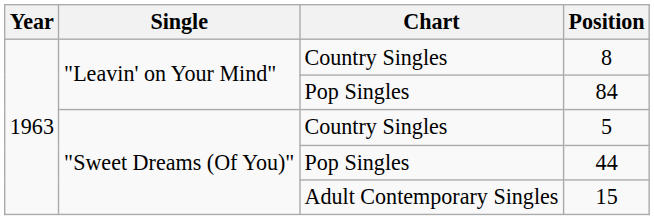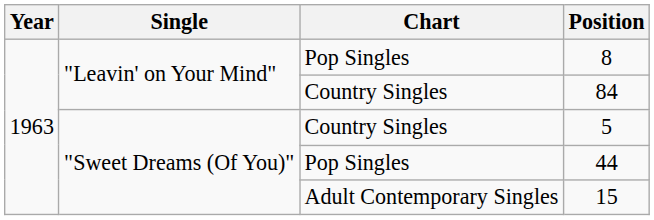(376, 57) Country Singles -> (357, 57) Pop Singles
(357, 92) Pop Singles -> (376, 92) Country Singles
